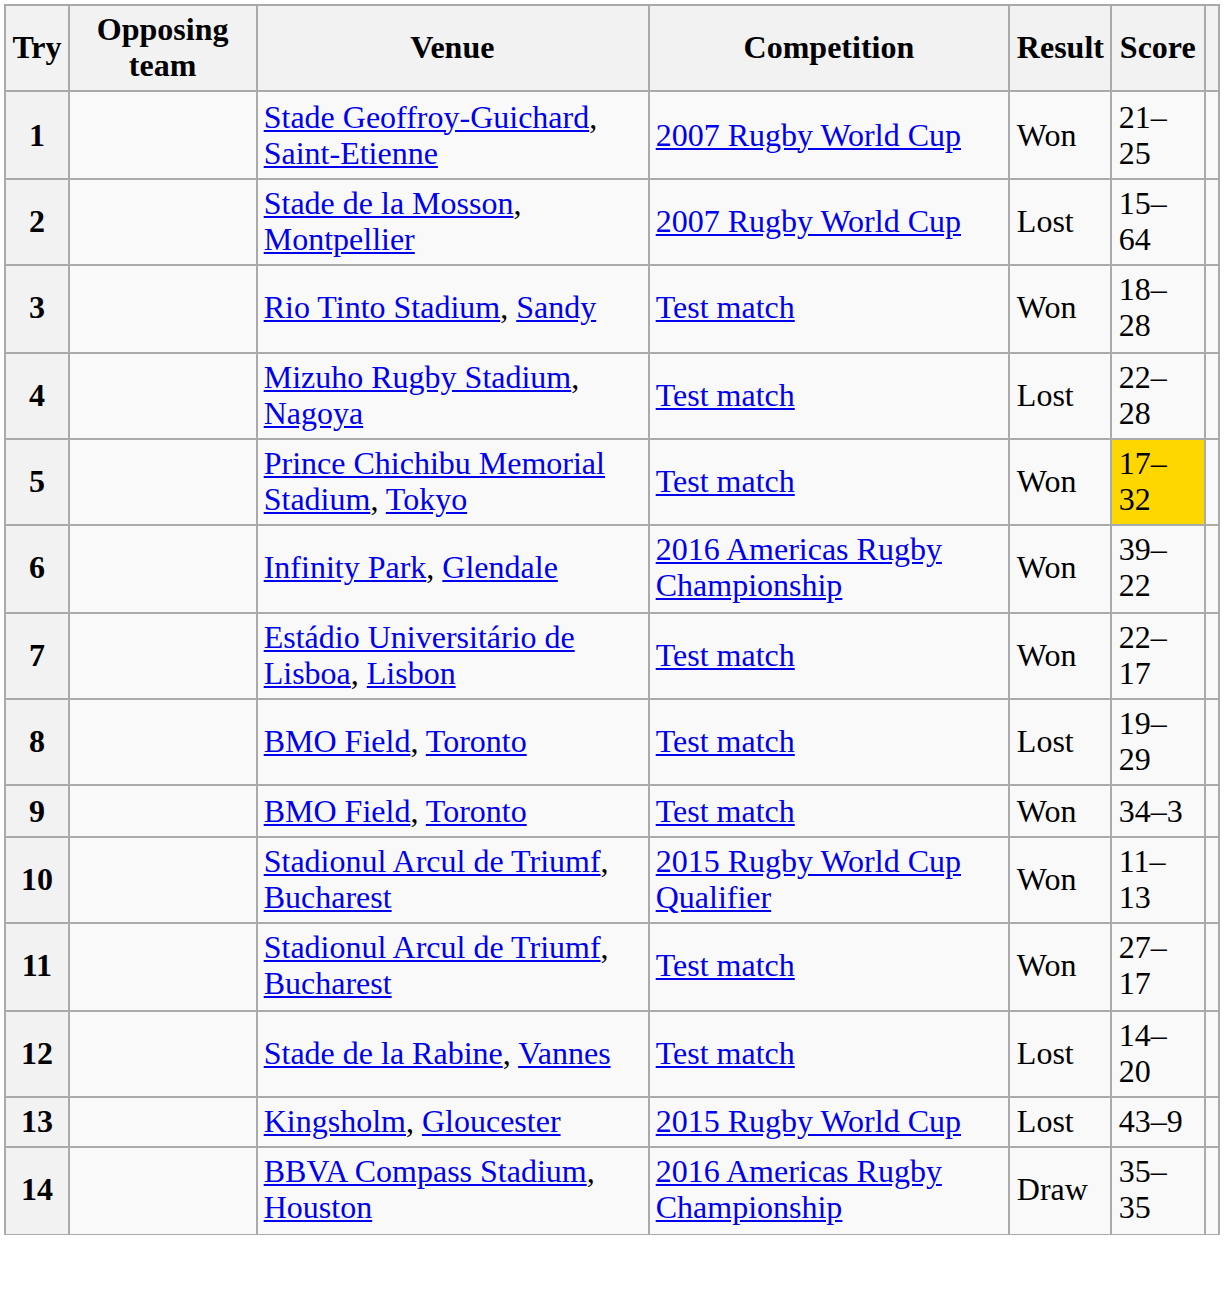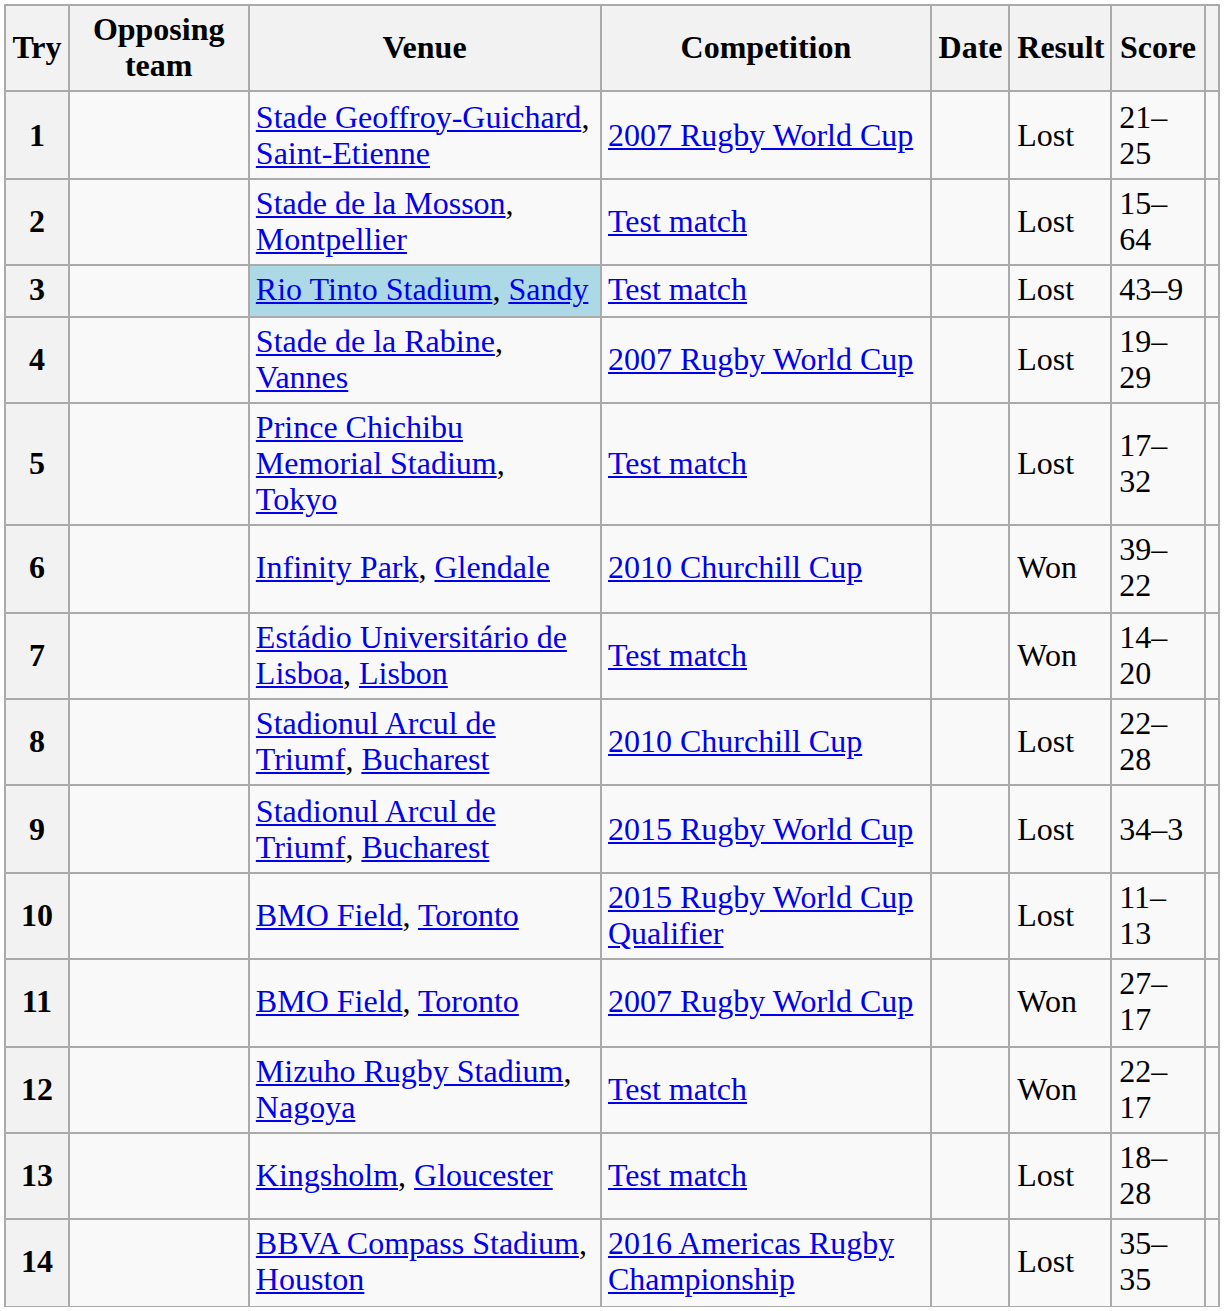+ column: (971, 47)
(1047, 134) Won -> (1046, 134) Lost
(808, 221) 2007 Rugby World Cup -> (678, 221) Test match
(430, 308) no background -> (422, 290) lightblue background
(1047, 308) Won -> (1046, 290) Lost
(1143, 308) 18–28 -> (1151, 290) 43–9
(421, 394) Mizuho Rugby Stadium, Nagoya -> (379, 358) Stade de la Rabine, Vannes
(725, 394) Test match -> (761, 358) 2007 Rugby World Cup
(1143, 394) 22–28 -> (1143, 358) 19–29
(1047, 481) Won -> (1046, 463) Lost
(1143, 481) gold background -> (1143, 463) no background
(799, 568) 2016 Americas Rugby Championship -> (735, 568) 2010 Churchill Cup
(1143, 655) 22–17 -> (1143, 655) 14–20
(395, 741) BMO Field, Toronto -> (376, 741) Stadionul Arcul de Triumf, Bucharest
(725, 741) Test match -> (735, 741) 2010 Churchill Cup
(1143, 741) 19–29 -> (1143, 741) 22–28
(395, 810) BMO Field, Toronto -> (376, 828) Stadionul Arcul de Triumf, Bucharest
(725, 810) Test match -> (761, 828) 2015 Rugby World Cup
(1047, 810) Won -> (1046, 828) Lost
(436, 879) Stadionul Arcul de Triumf, Bucharest -> (387, 915) BMO Field, Toronto
(1047, 879) Won -> (1046, 915) Lost
(436, 966) Stadionul Arcul de Triumf, Bucharest -> (387, 1002) BMO Field, Toronto
(725, 966) Test match -> (761, 1002) 2007 Rugby World Cup
(437, 1052) Stade de la Rabine, Vannes -> (414, 1088) Mizuho Rugby Stadium, Nagoya
(1045, 1052) Lost -> (1047, 1088) Won
(1143, 1052) 14–20 -> (1143, 1088) 22–17
(808, 1121) 2015 Rugby World Cup -> (678, 1175) Test match
(1151, 1121) 43–9 -> (1143, 1175) 18–28
(1052, 1190) Draw -> (1046, 1262) Lost
